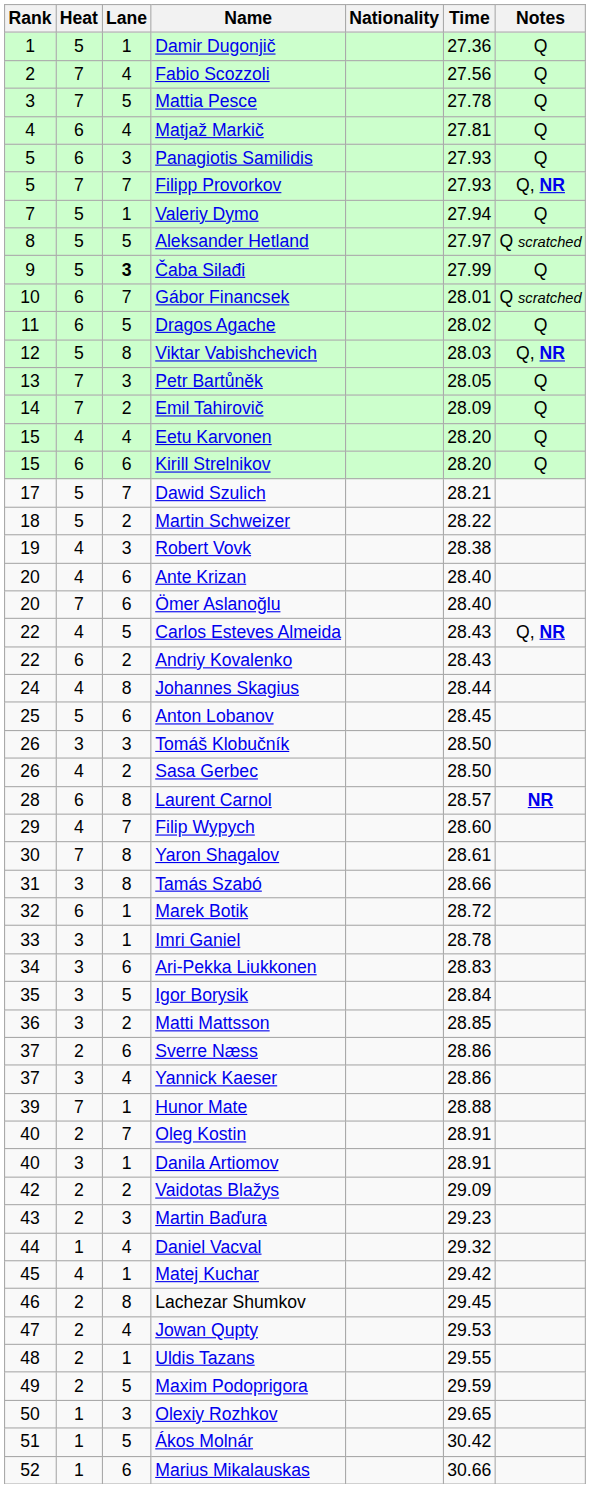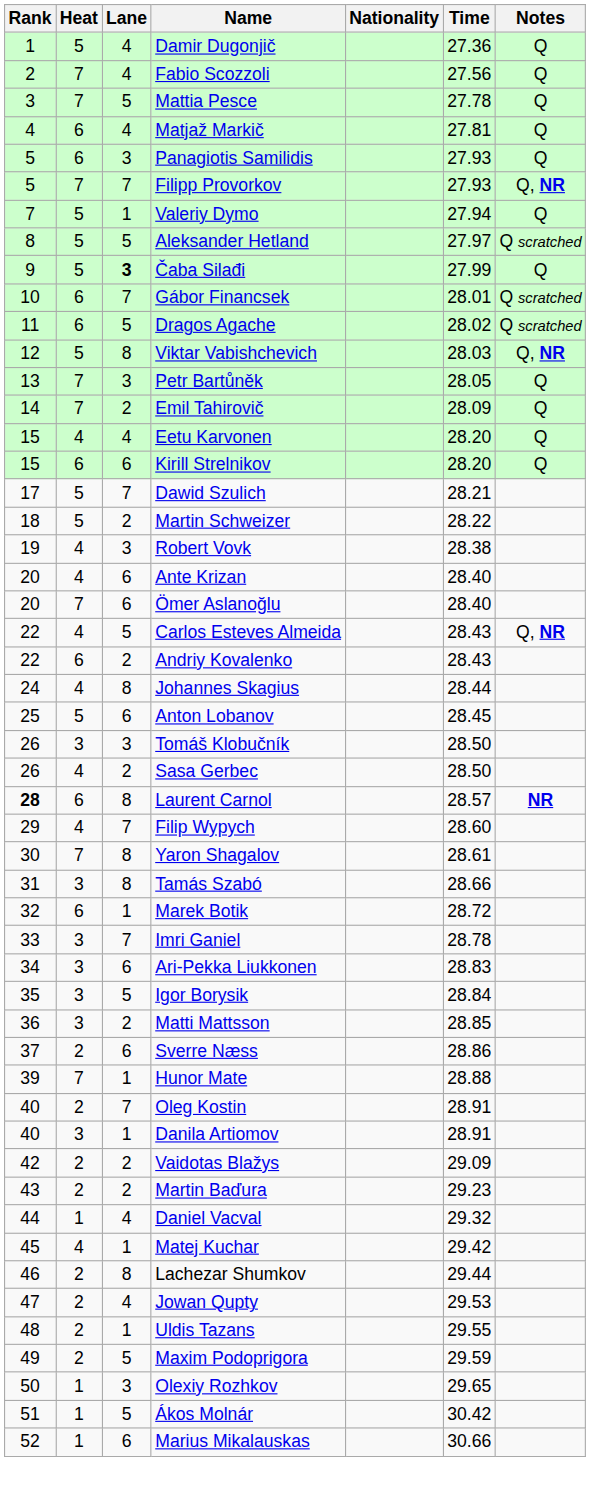(127, 46) 1 -> (127, 46) 4
(541, 325) Q -> (541, 325) Q scratched
(30, 800) normal -> (30, 800) bold
(127, 939) 1 -> (127, 939) 7
- row: (216, 1079)
(127, 1218) 3 -> (127, 1190) 2
(469, 1302) 29.45 -> (469, 1274) 29.44
